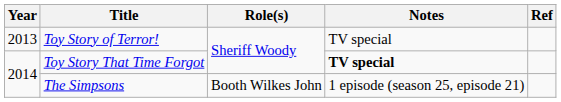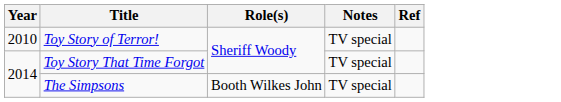(22, 39) 2013 -> (22, 39) 2010
(361, 62) bold -> (360, 62) normal
(426, 85) 1 episode (season 25, episode 21) -> (360, 85) TV special
